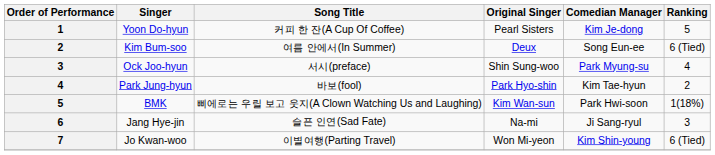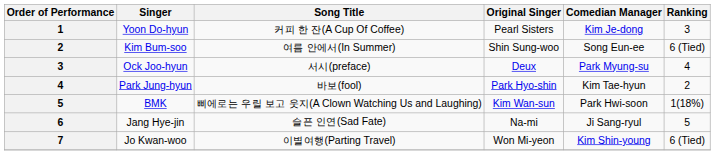(687, 30) 5 -> (687, 30) 3
(524, 48) Deux -> (524, 48) Shin Sung-woo
(524, 67) Shin Sung-woo -> (524, 67) Deux
(687, 122) 3 -> (687, 122) 5
